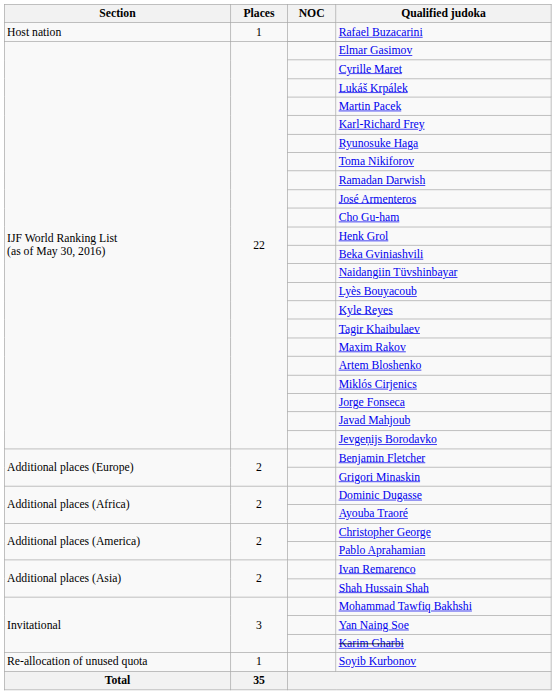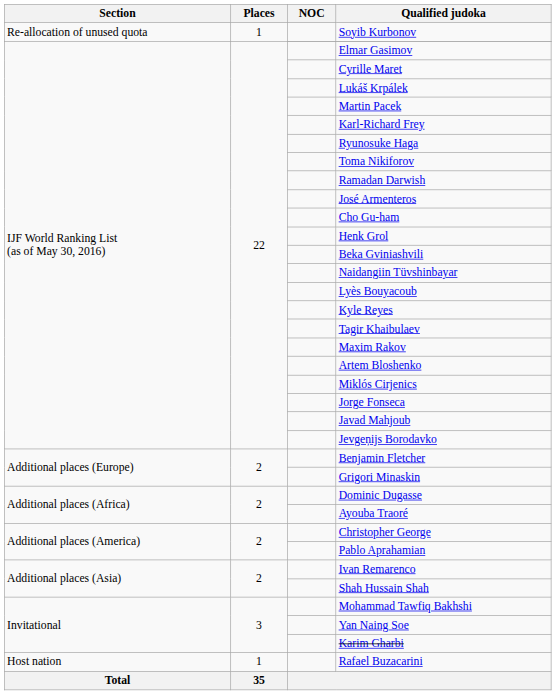rows swapped: (34, 32) <-> (77, 662)
